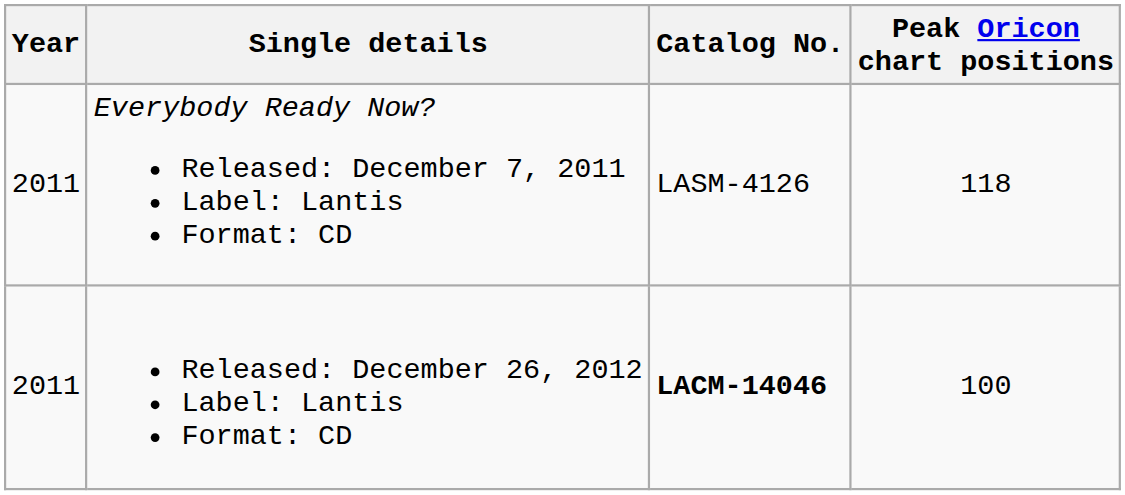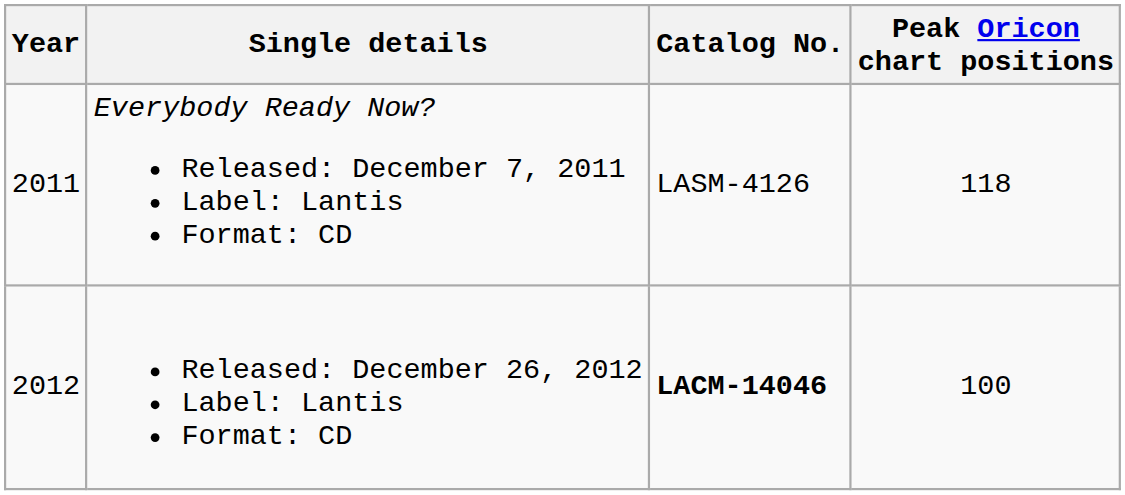(46, 387) 2011 -> (46, 387) 2012
